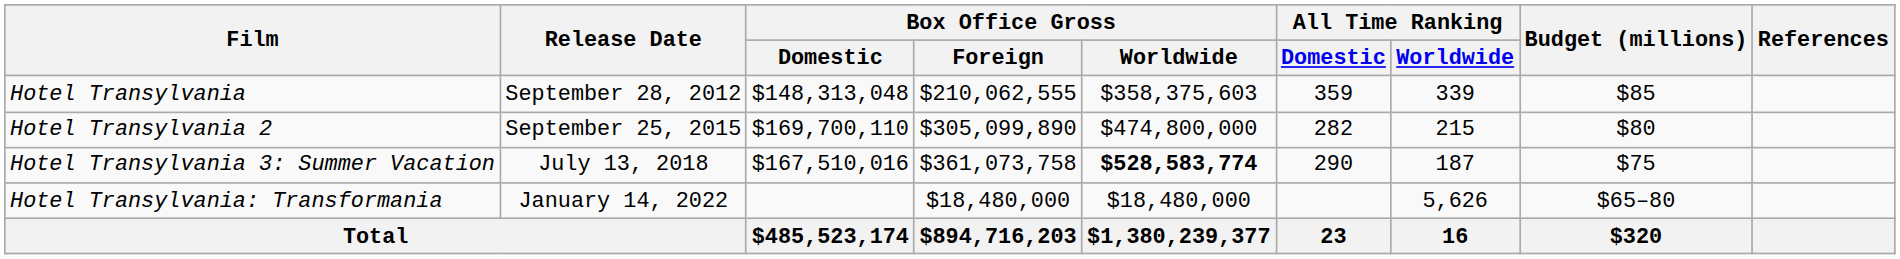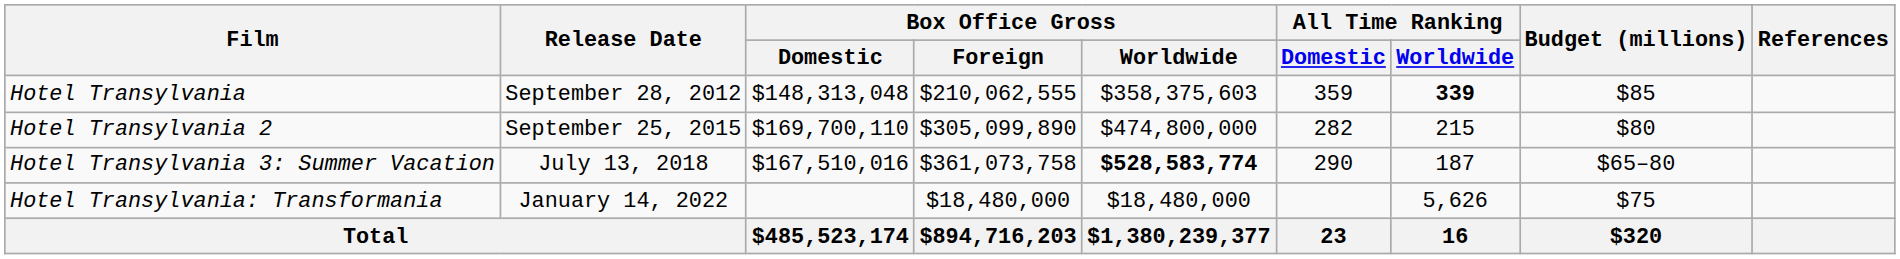(1455, 94) normal -> (1455, 94) bold
(1636, 165) $75 -> (1636, 165) $65–80
(1636, 201) $65–80 -> (1636, 201) $75
